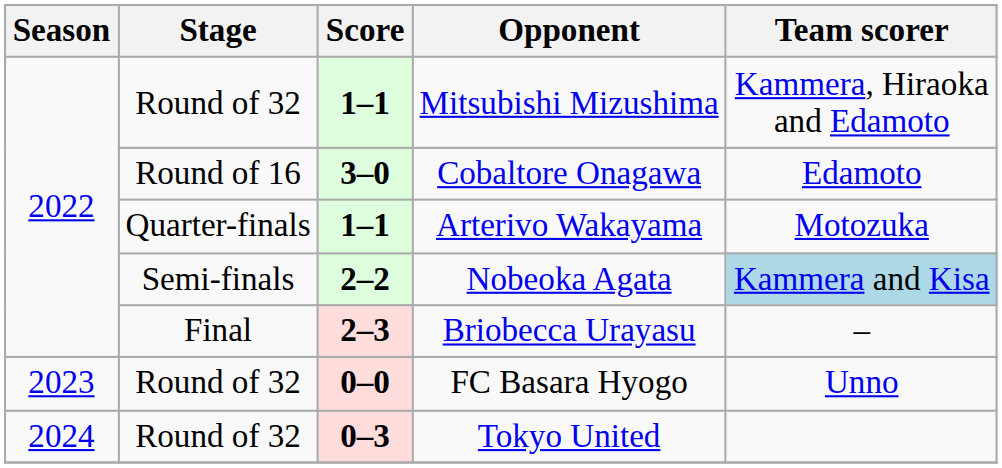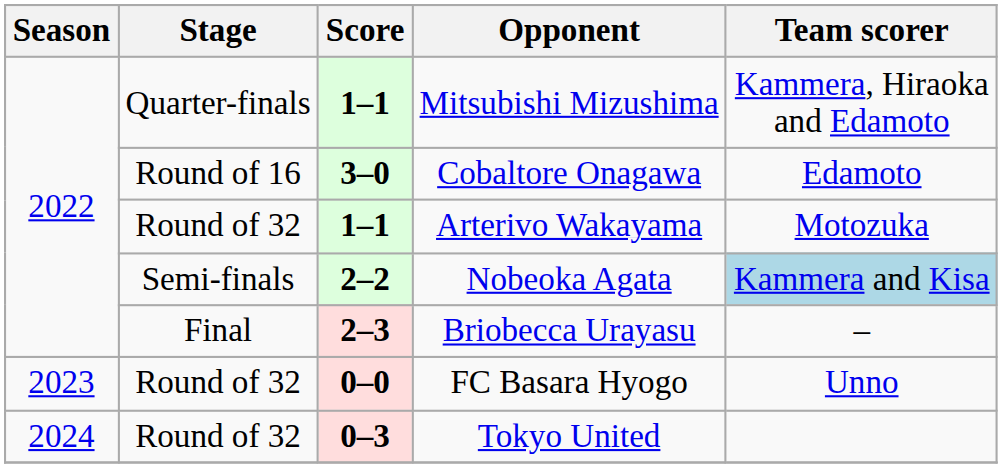(218, 101) Round of 32 -> (218, 101) Quarter-finals
(218, 225) Quarter-finals -> (218, 225) Round of 32
